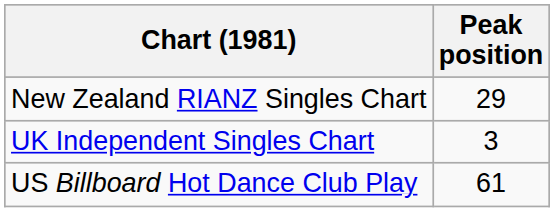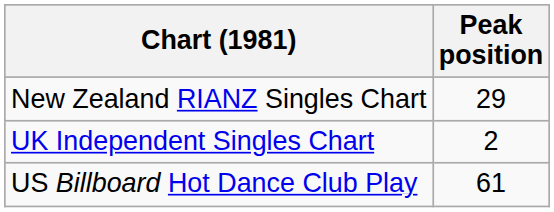(491, 141) 3 -> (491, 141) 2
